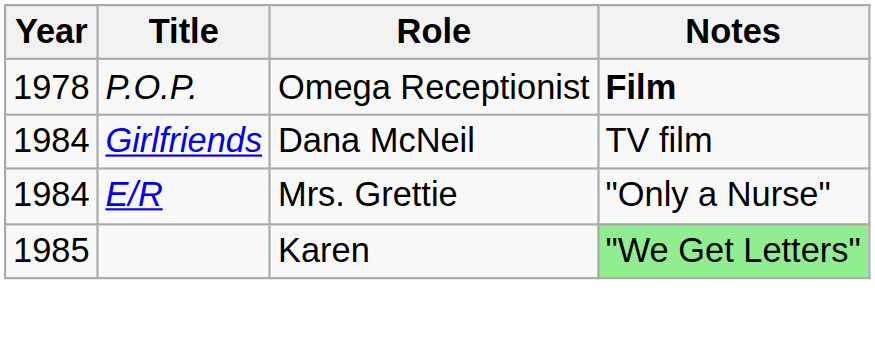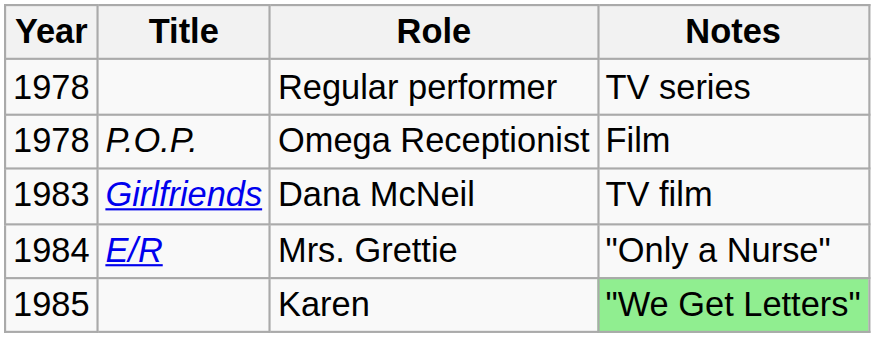+ row: (418, 86)
(641, 86) bold -> (638, 140) normal
(51, 140) 1984 -> (51, 195) 1983
